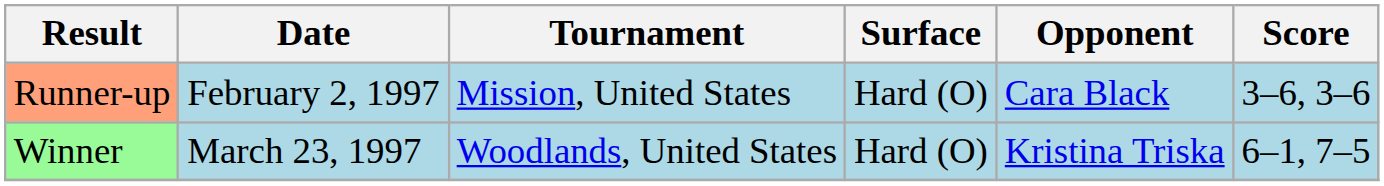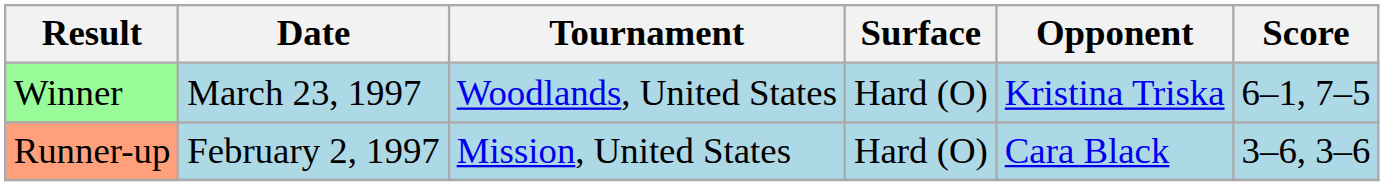rows swapped: (92, 92) <-> (68, 150)
